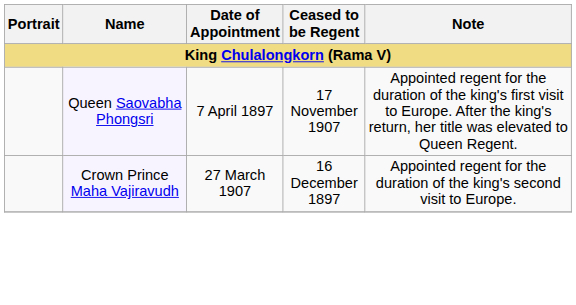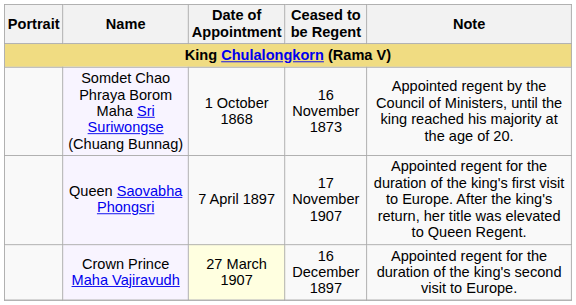+ row: (126, 111)
(235, 183) no background -> (237, 272) lightyellow background
